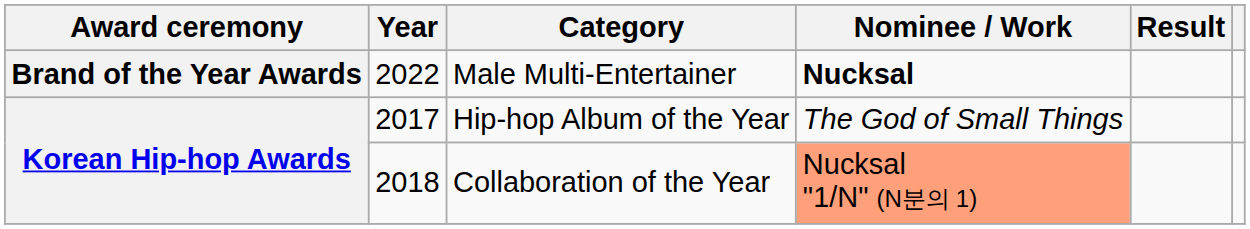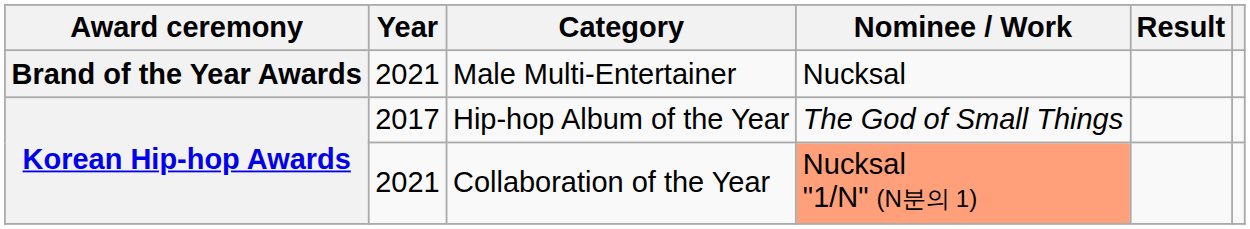(407, 73) 2022 -> (407, 73) 2021
(858, 73) bold -> (854, 73) normal
(407, 182) 2018 -> (407, 182) 2021
